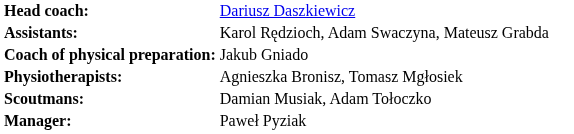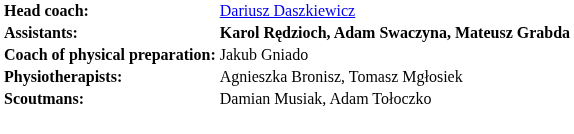(384, 32) normal -> (395, 32) bold
- row: (38, 120)
